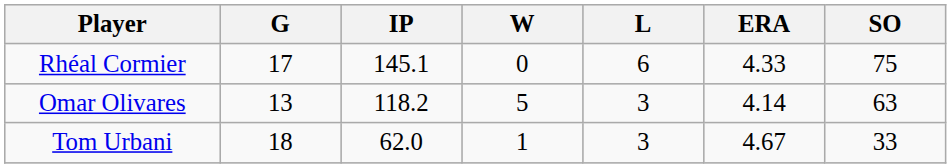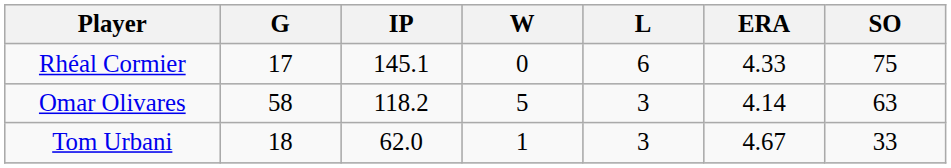(280, 102) 13 -> (280, 102) 58
